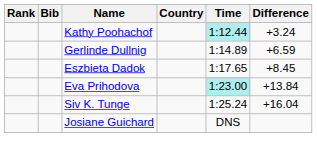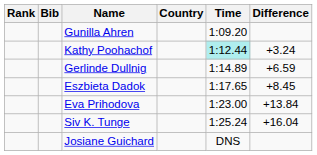+ row: (99, 31)
(228, 86) paleturquoise background -> (228, 104) no background
